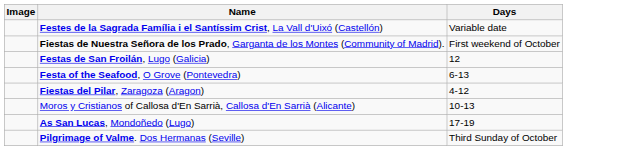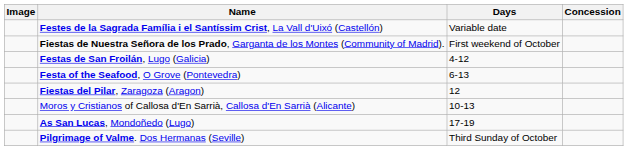+ column: (593, 12)
(455, 59) 12 -> (459, 59) 4-12
(459, 91) 4-12 -> (455, 91) 12
